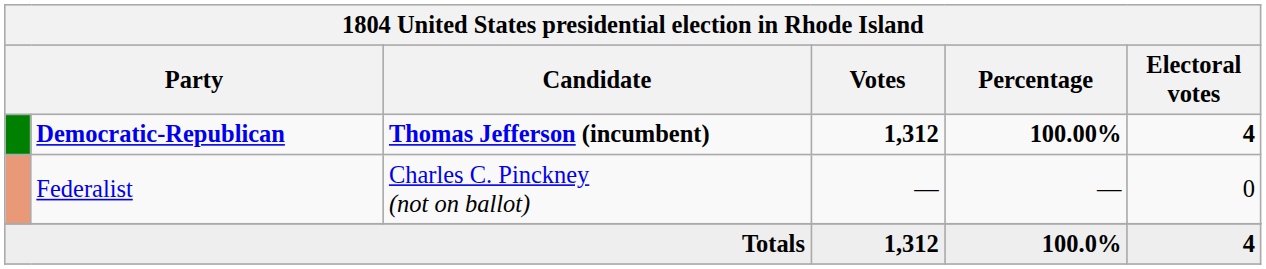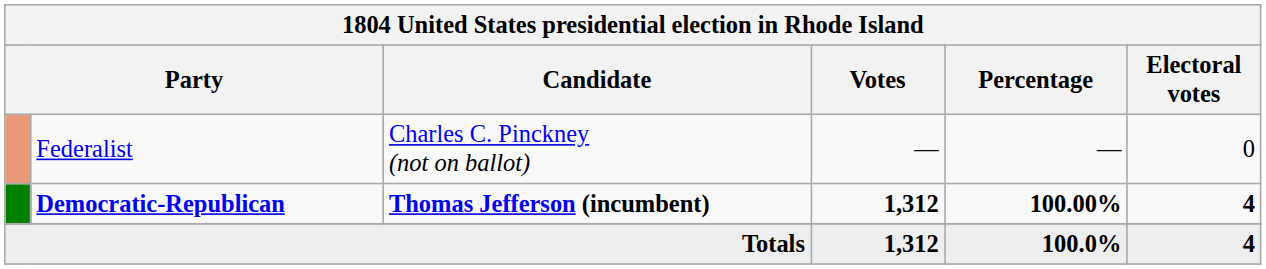rows swapped: (161, 134) <-> (85, 189)
